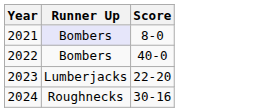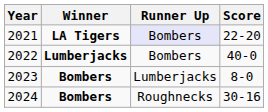+ column: (86, 15)
(152, 35) 8-0 -> (242, 35) 22-20
(152, 76) 22-20 -> (242, 76) 8-0
